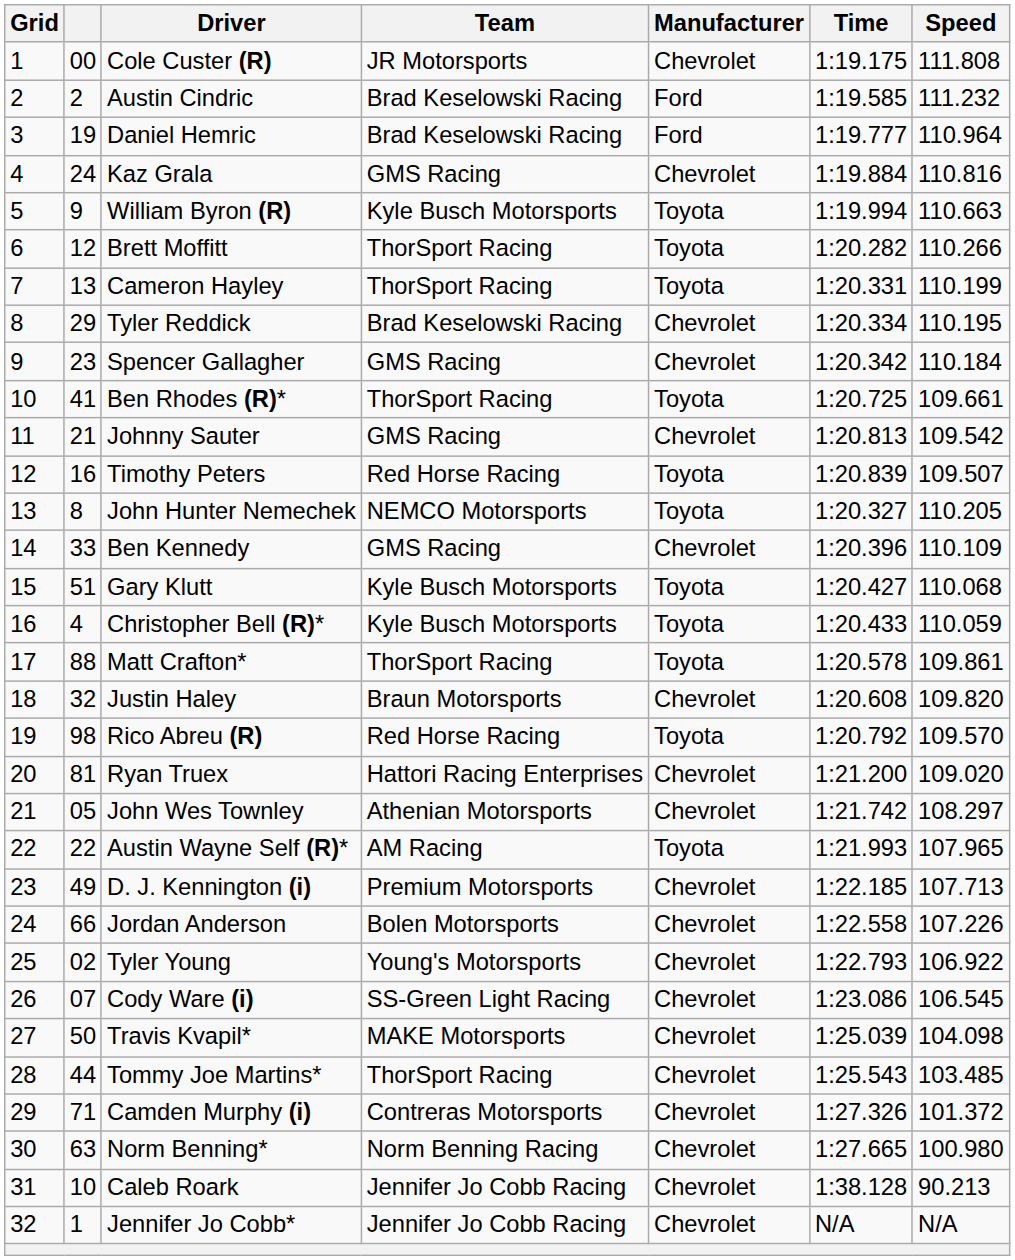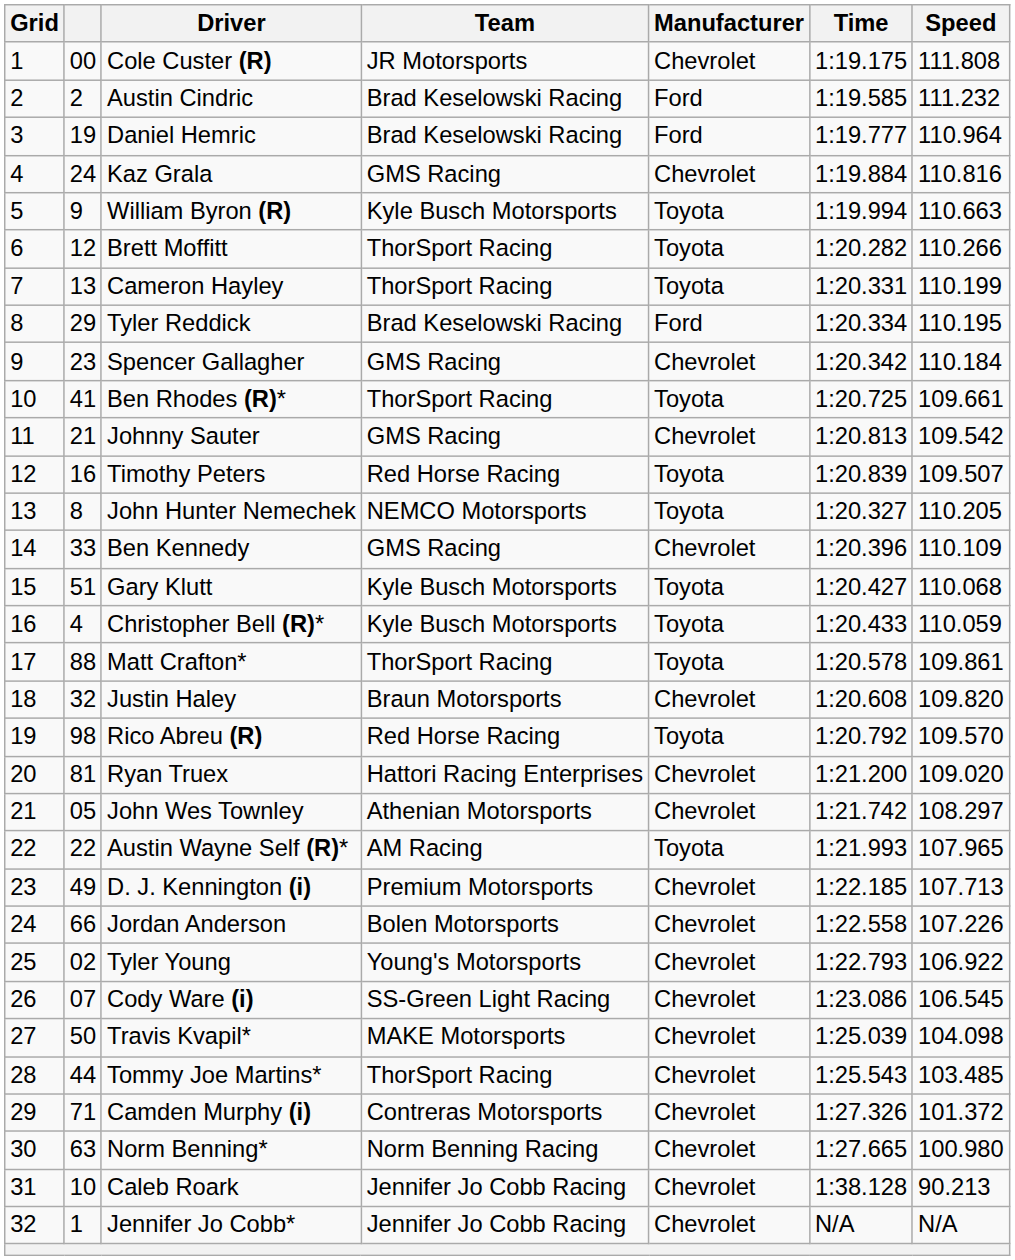(705, 323) Chevrolet -> (678, 323) Ford
